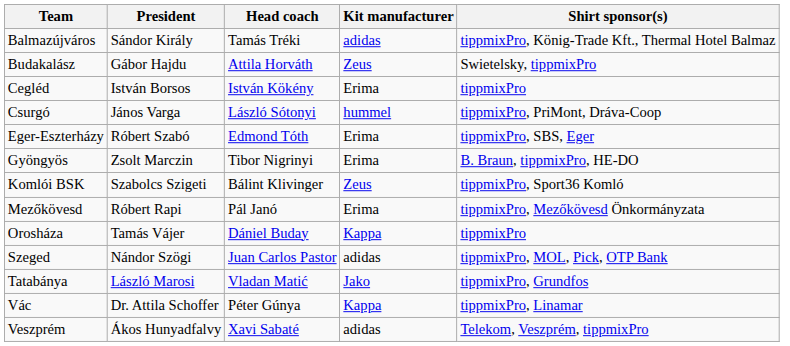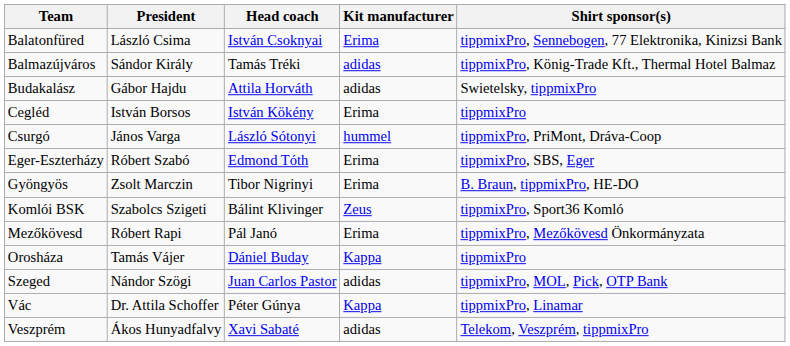+ row: (46, 40)
(358, 64) Zeus -> (362, 88) adidas
- row: (38, 281)
